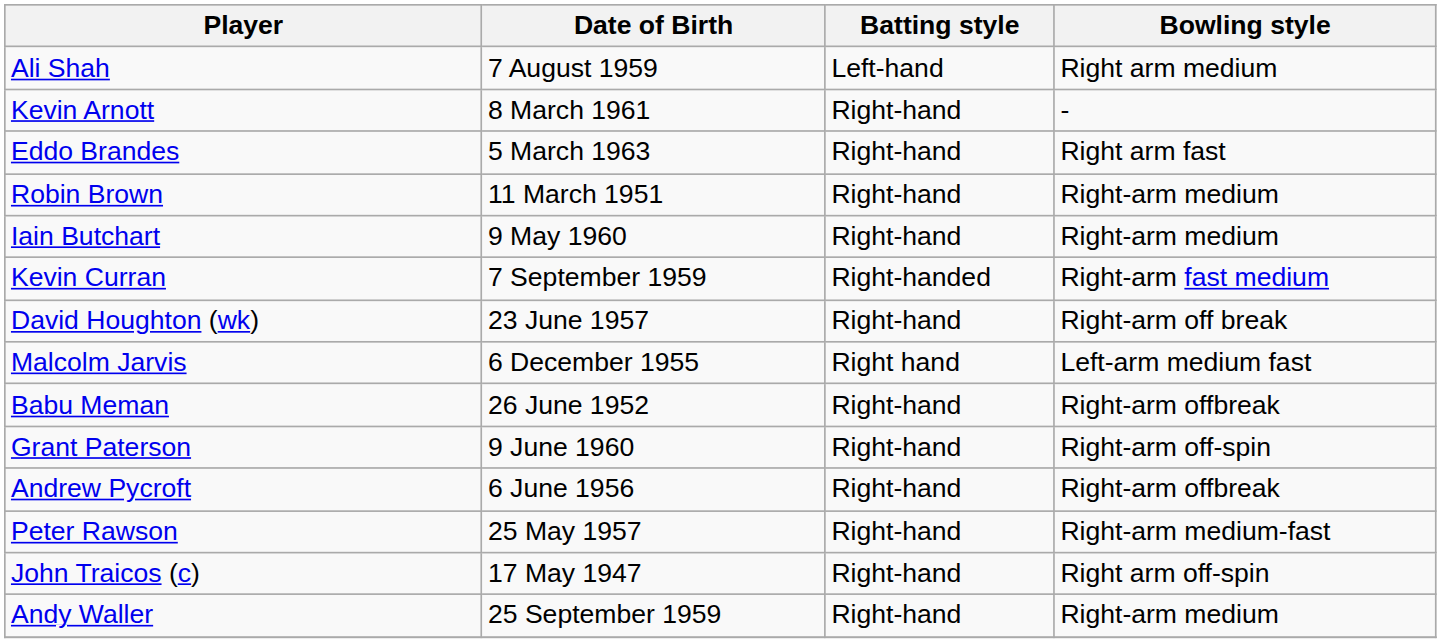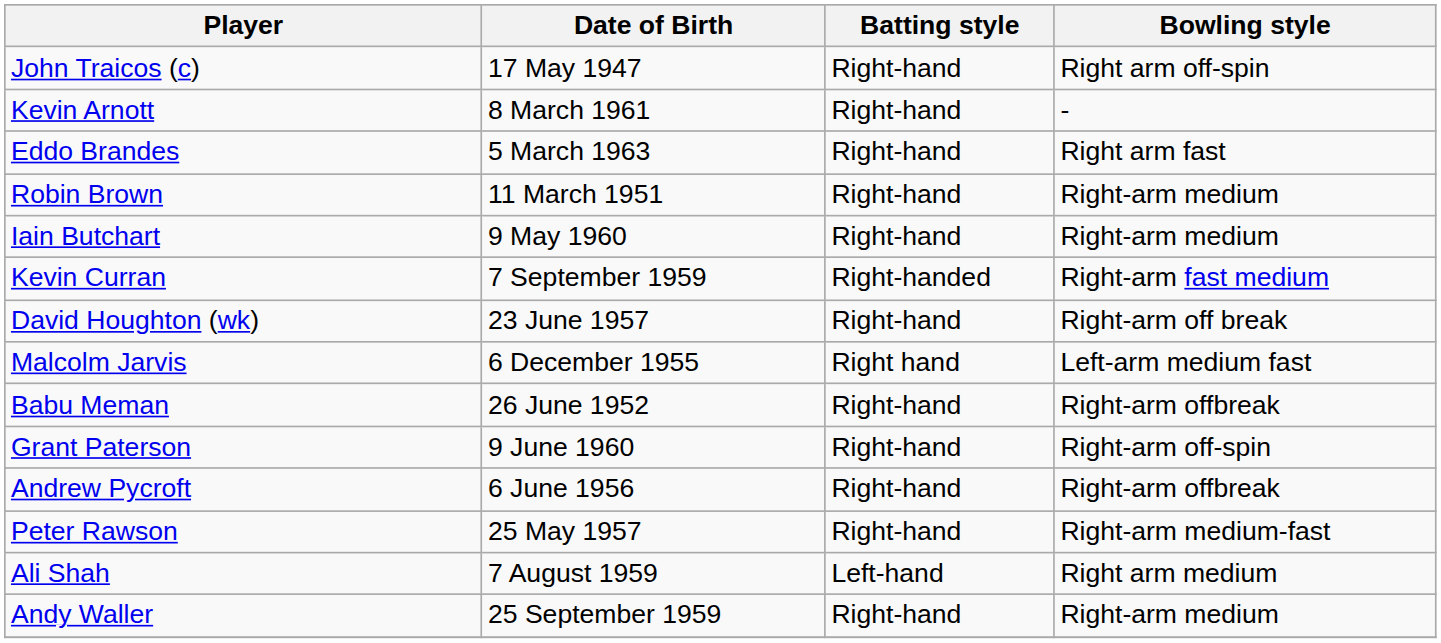rows swapped: (105, 573) <-> (60, 67)
